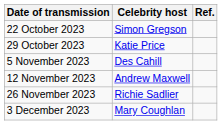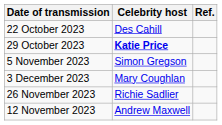(151, 29) Simon Gregson -> (138, 29) Des Cahill
(140, 45) normal -> (141, 45) bold
(138, 62) Des Cahill -> (151, 62) Simon Gregson
rows swapped: (51, 78) <-> (48, 111)
